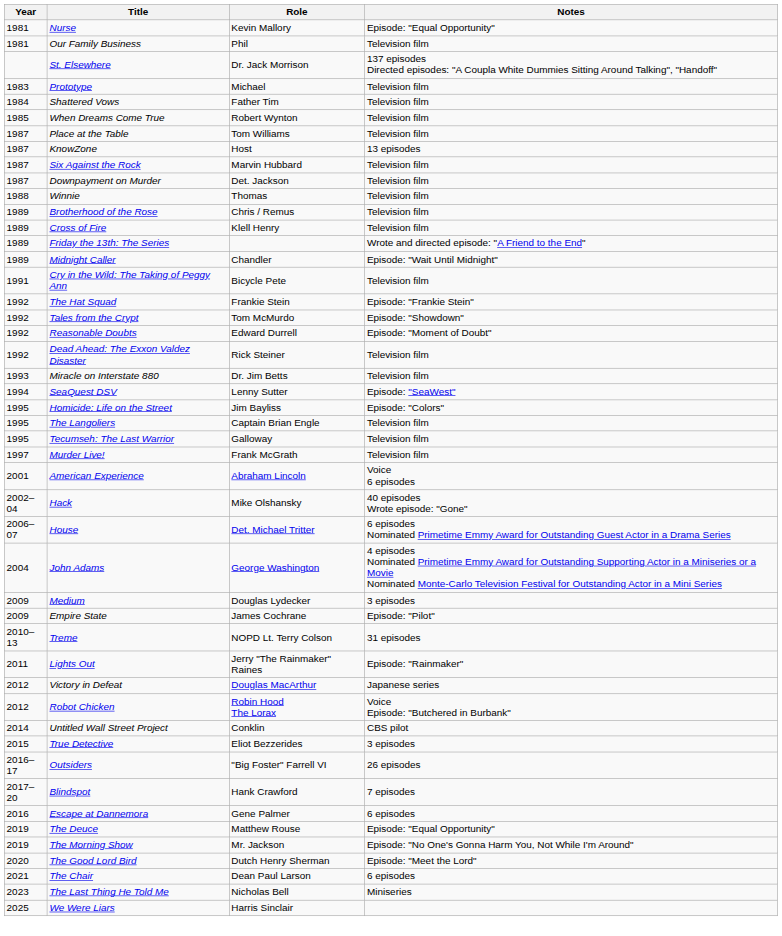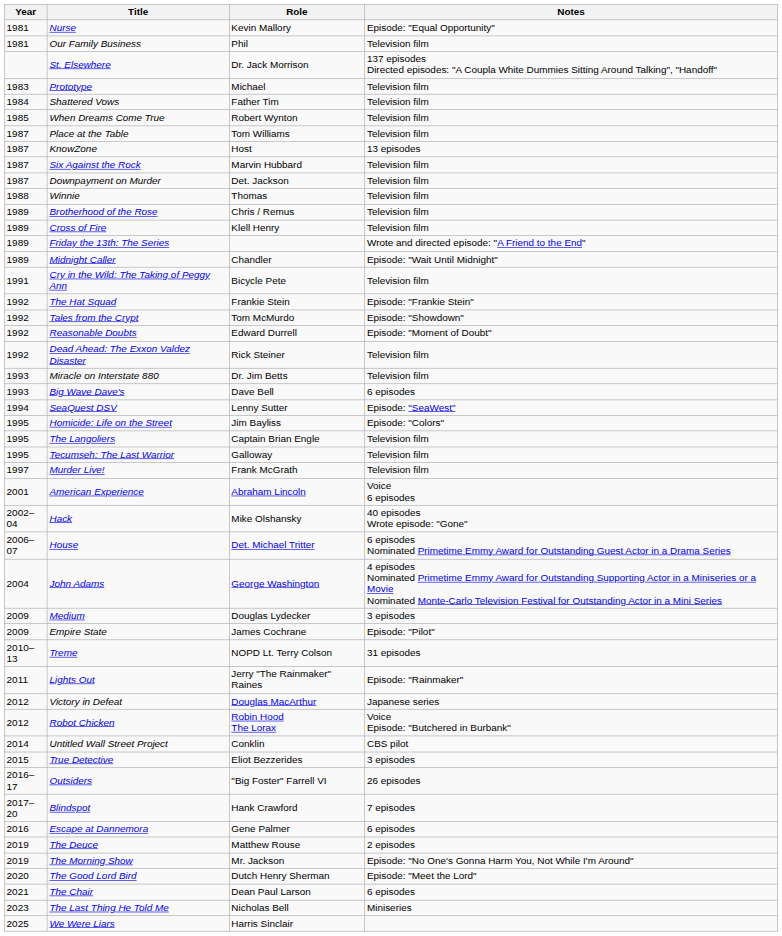+ row: (87, 391)
(431, 829) Episode: "Equal Opportunity" -> (391, 845) 2 episodes
